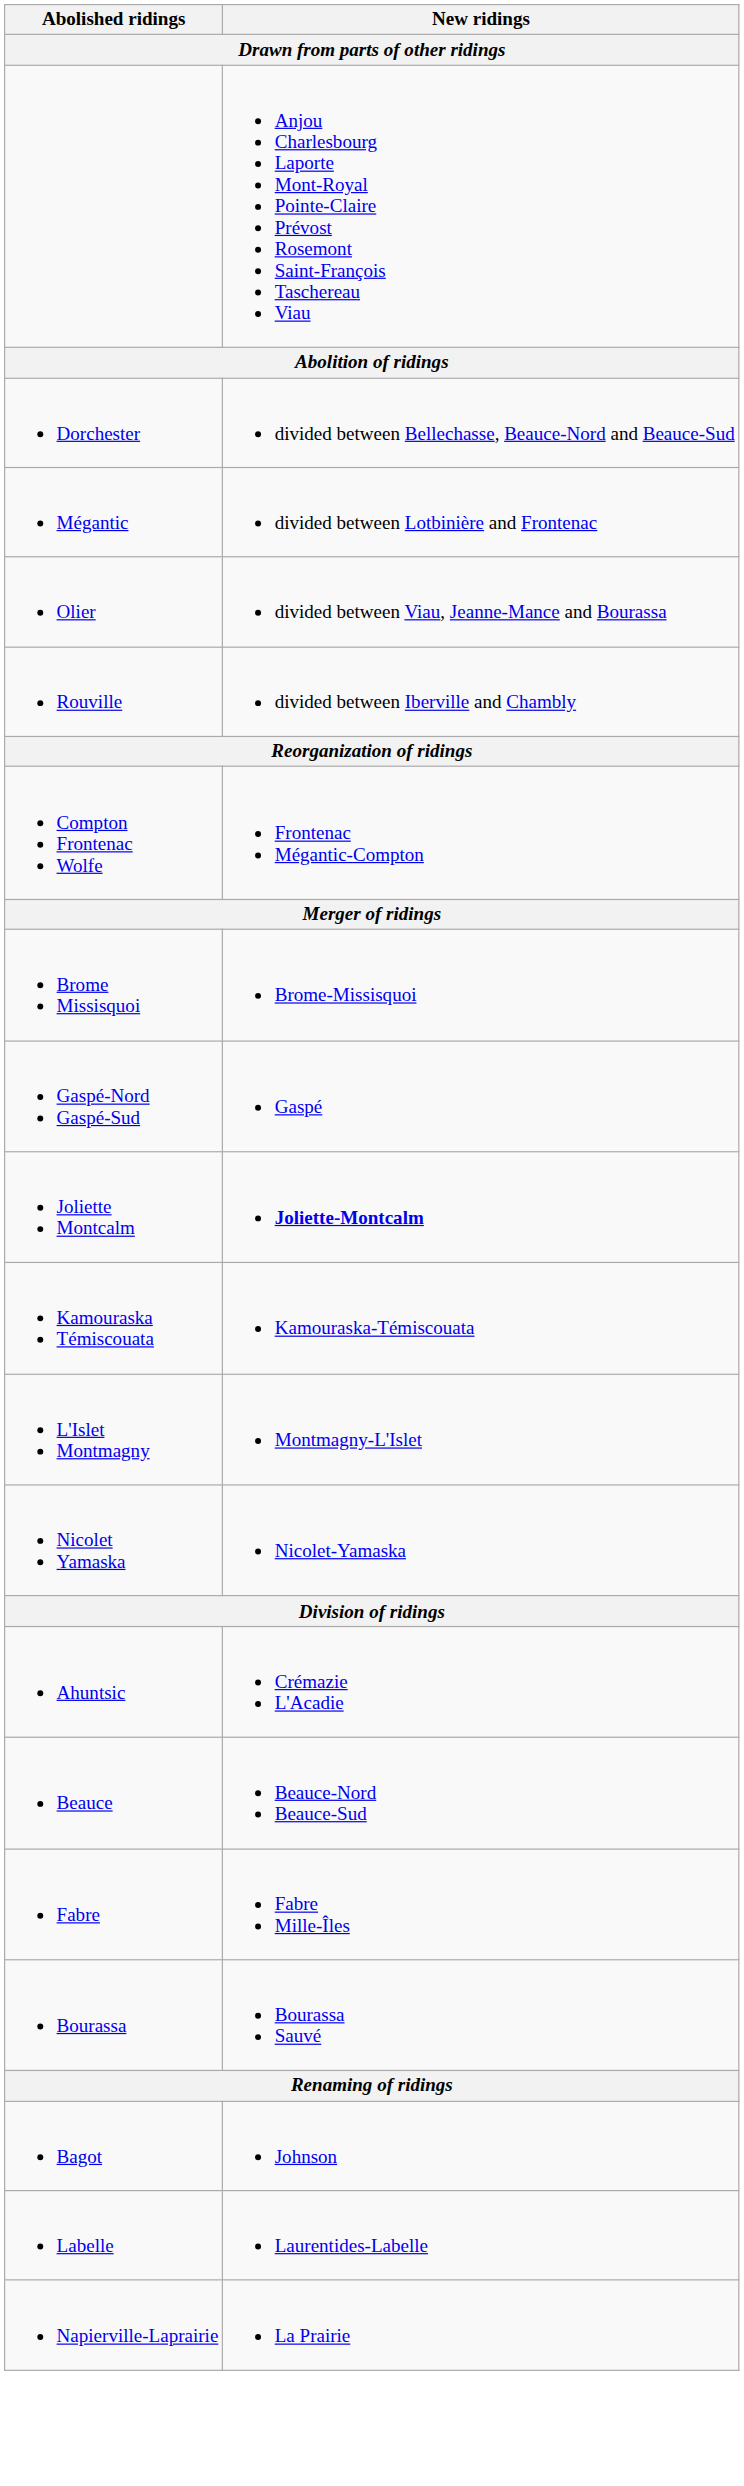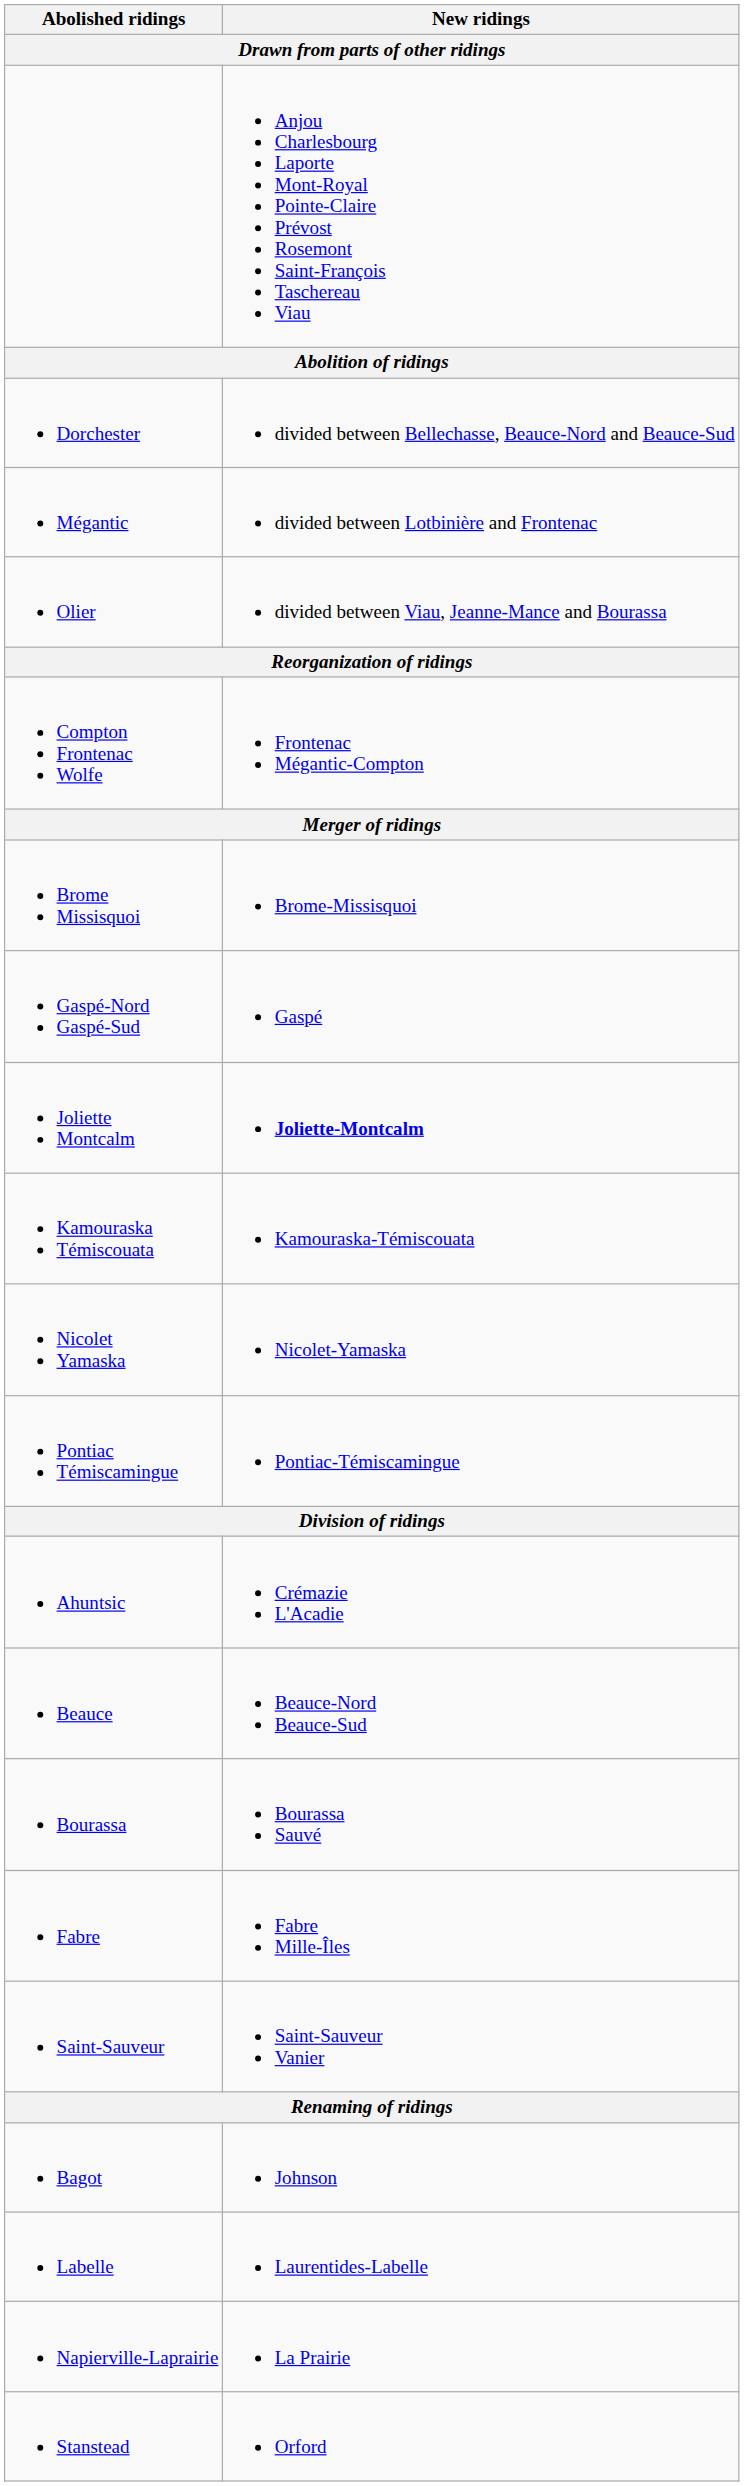- row: (114, 702)
- row: (114, 1440)
+ row: (114, 1462)
rows swapped: (114, 2026) <-> (114, 1915)
+ row: (114, 2047)
+ row: (114, 2447)
